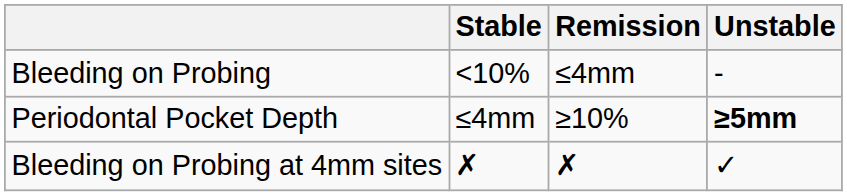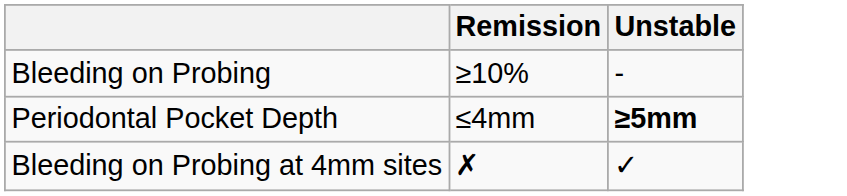- column: (499, 27)
(595, 73) ≤4mm -> (492, 73) ≥10%
(592, 118) ≥10% -> (495, 118) ≤4mm
